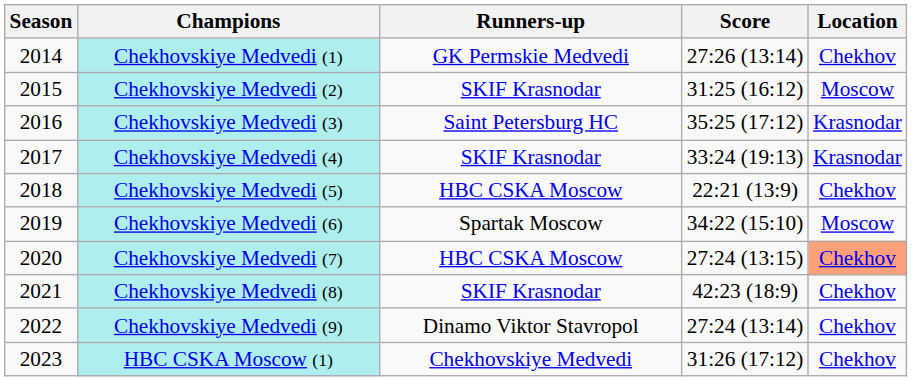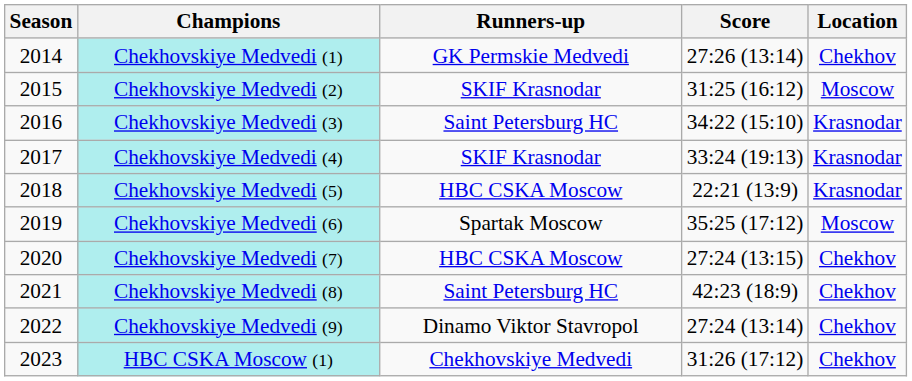(745, 122) 35:25 (17:12) -> (745, 122) 34:22 (15:10)
(857, 190) Chekhov -> (857, 190) Krasnodar
(745, 223) 34:22 (15:10) -> (745, 223) 35:25 (17:12)
(857, 257) lightsalmon background -> (857, 257) no background
(531, 291) SKIF Krasnodar -> (531, 291) Saint Petersburg HC
